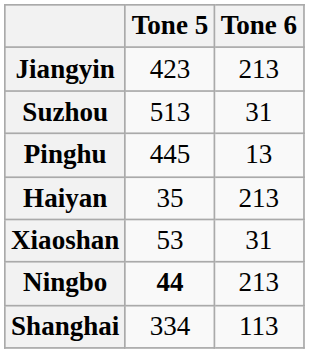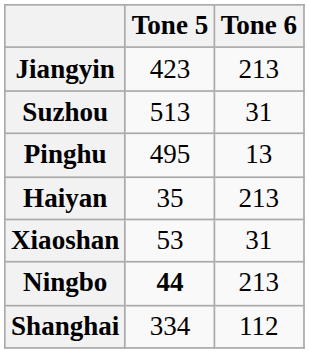(170, 154) 445 -> (170, 154) 495
(259, 326) 113 -> (259, 326) 112
